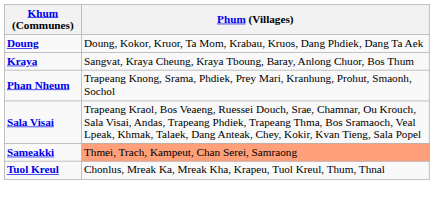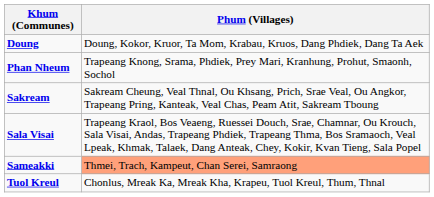- row: (22, 61)
+ row: (28, 98)
